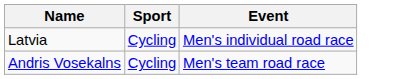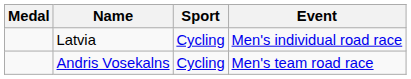+ column: (29, 16)
